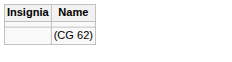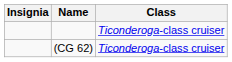+ column: (161, 13)
